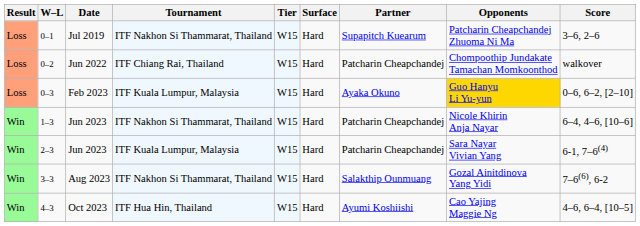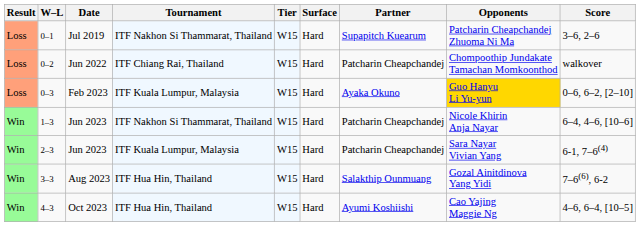(194, 178) ITF Nakhon Si Thammarat, Thailand -> (164, 178) ITF Hua Hin, Thailand
